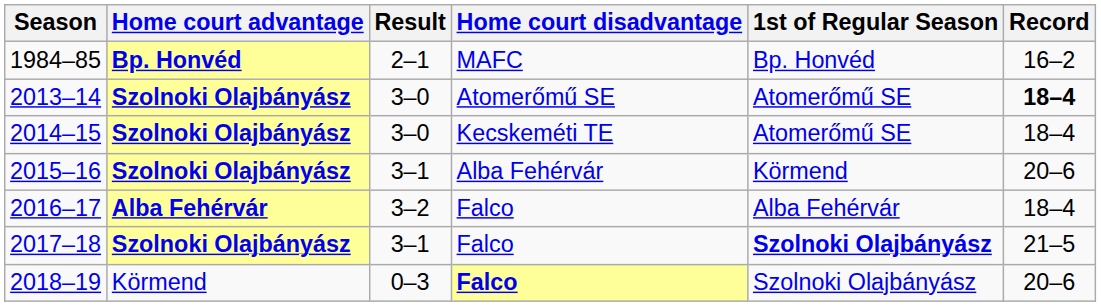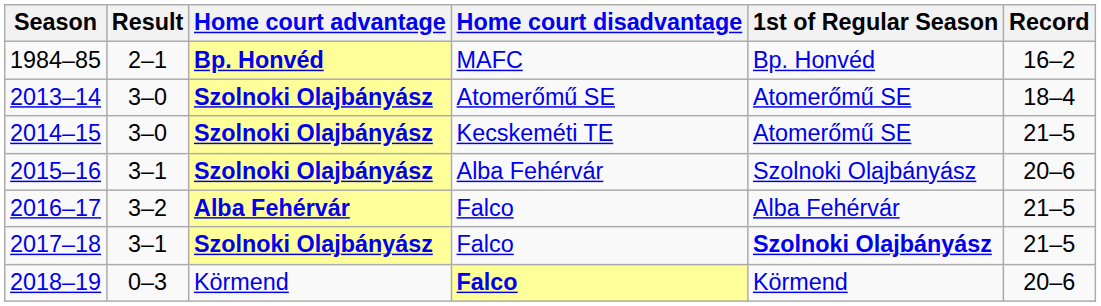columns swapped: (238, 23) <-> (410, 23)
(1049, 97) bold -> (1049, 97) normal
(1049, 134) 18–4 -> (1049, 134) 21–5
(800, 171) Körmend -> (865, 171) Szolnoki Olajbányász
(1049, 208) 18–4 -> (1049, 208) 21–5
(865, 282) Szolnoki Olajbányász -> (800, 282) Körmend
